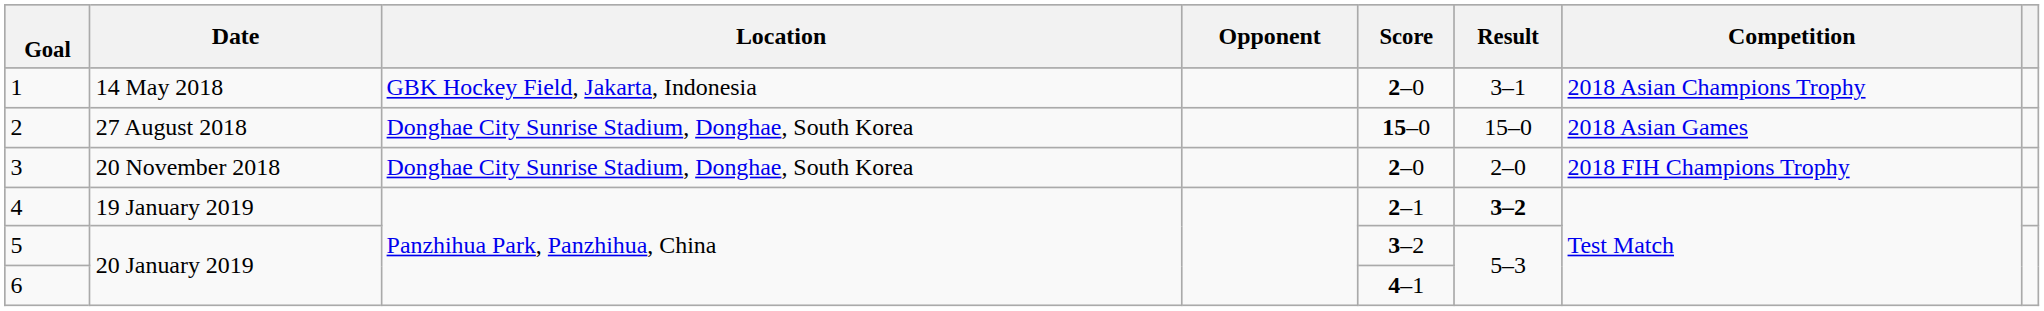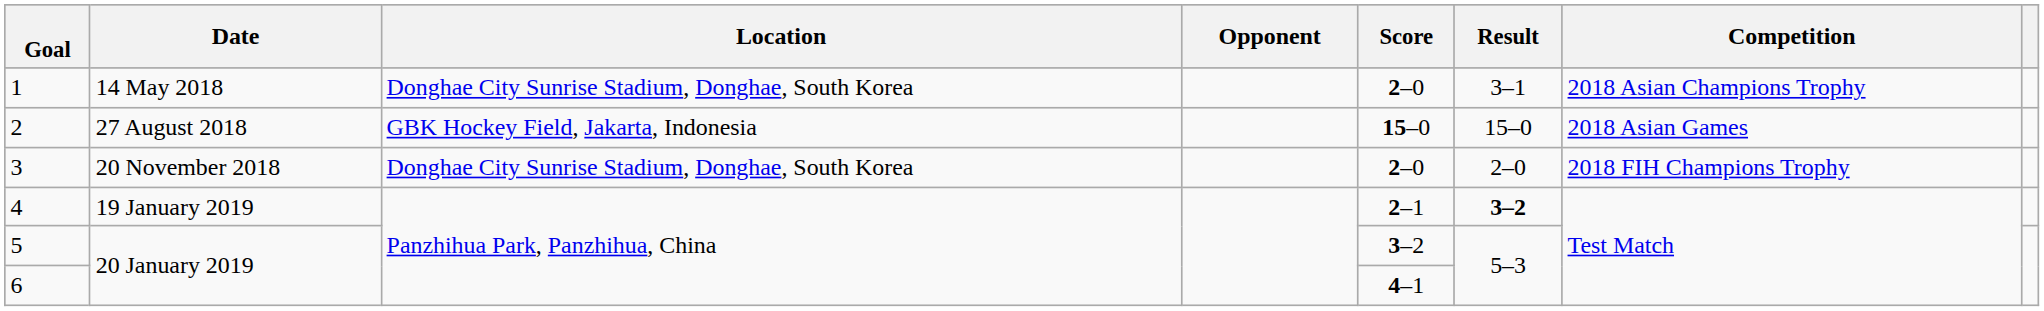(572, 88) GBK Hockey Field, Jakarta, Indonesia -> (650, 88) Donghae City Sunrise Stadium, Donghae, South Korea
(650, 127) Donghae City Sunrise Stadium, Donghae, South Korea -> (572, 127) GBK Hockey Field, Jakarta, Indonesia
